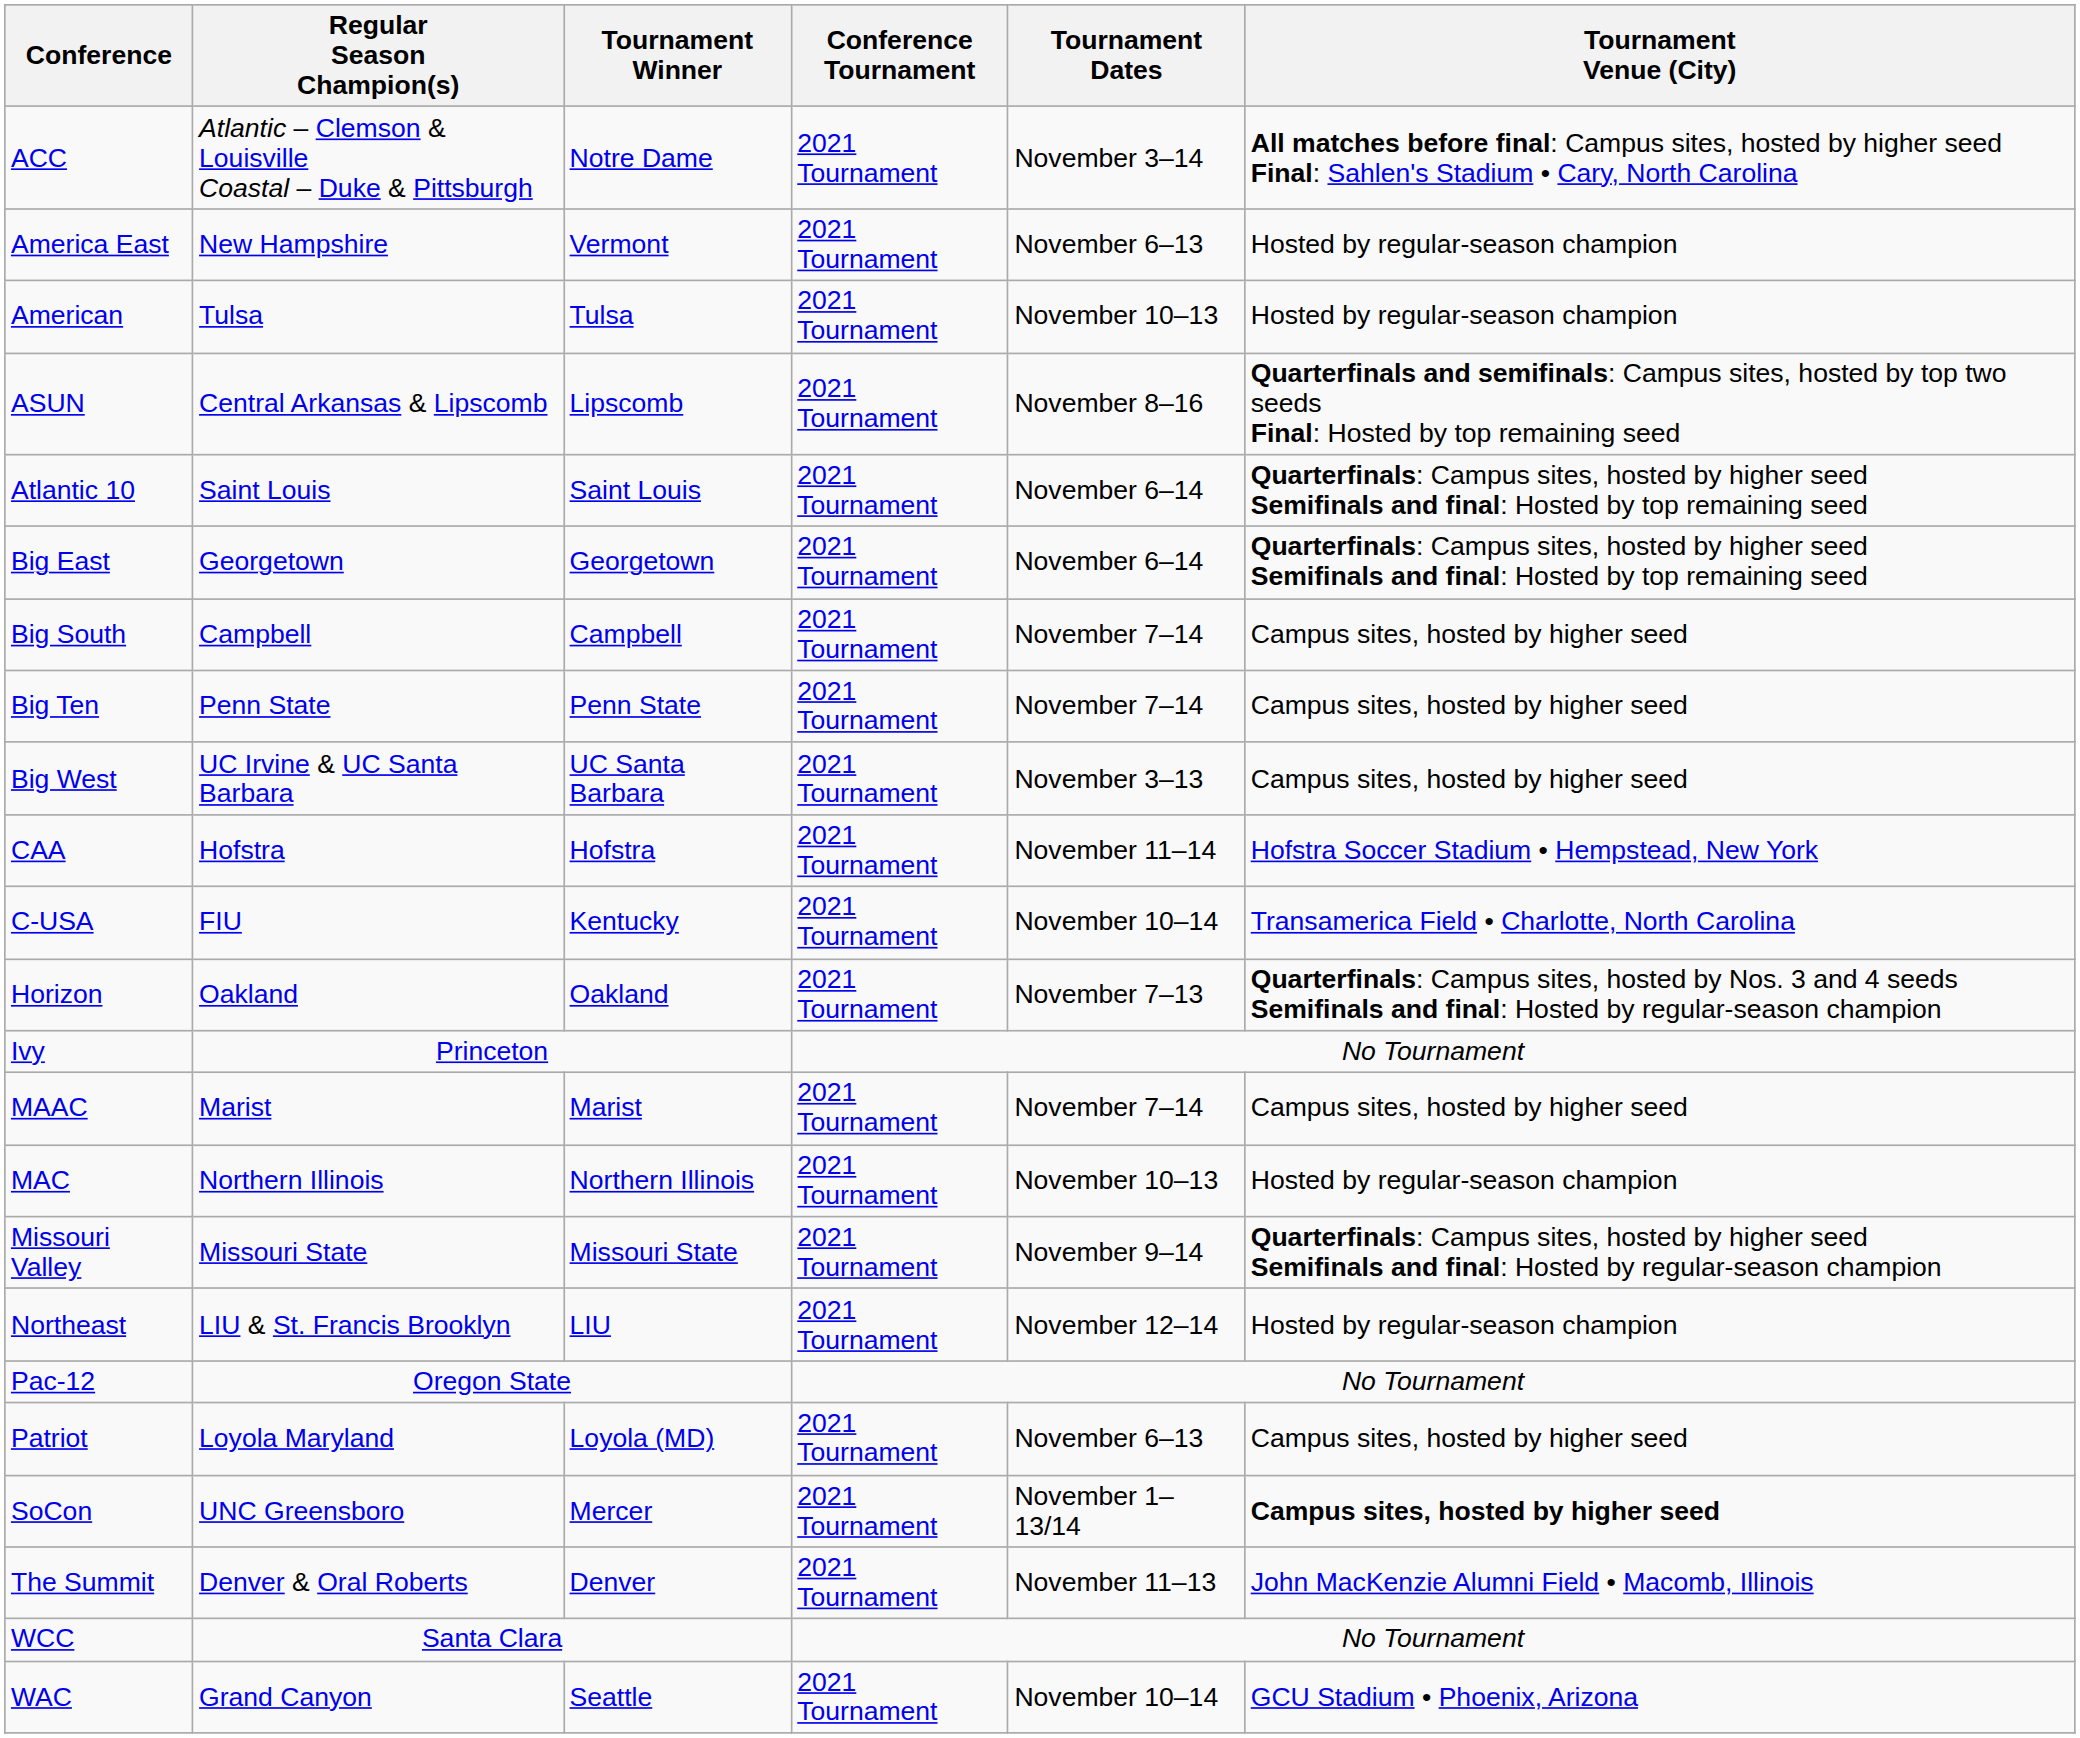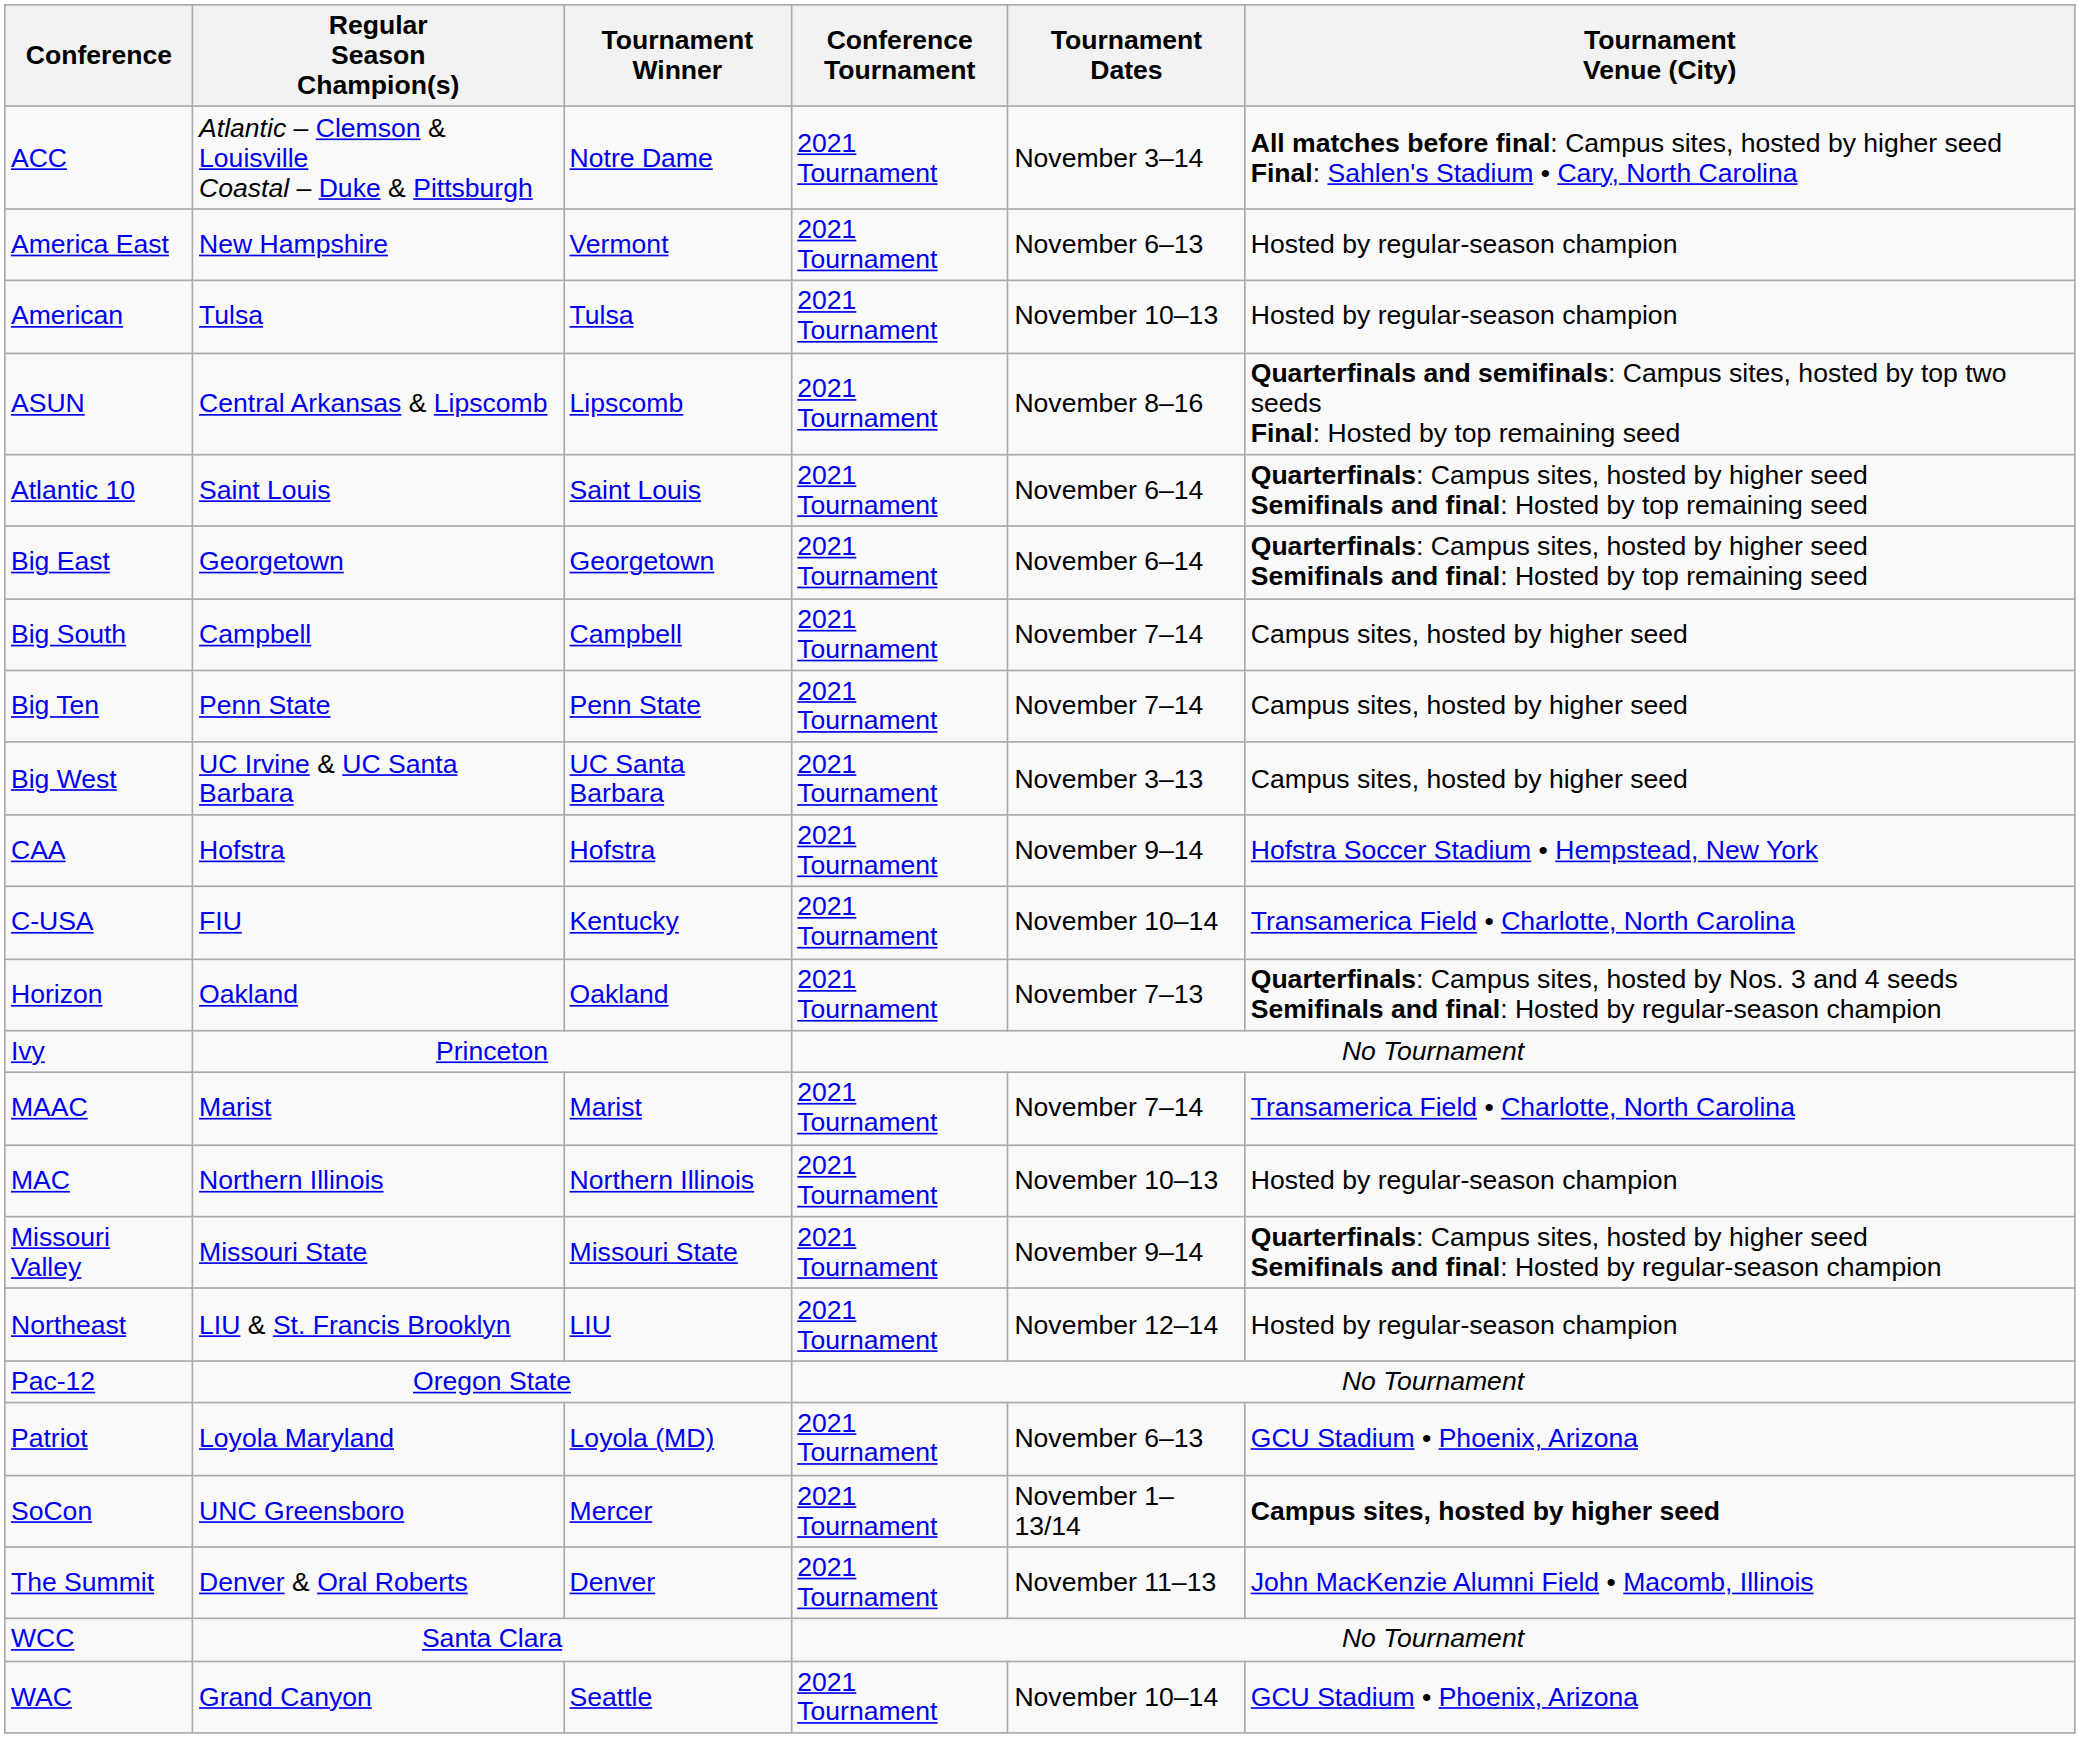(1115, 850) November 11–14 -> (1109, 850) November 9–14
(1469, 1108) Campus sites, hosted by higher seed -> (1523, 1108) Transamerica Field • Charlotte, North Carolina
(1469, 1438) Campus sites, hosted by higher seed -> (1444, 1438) GCU Stadium • Phoenix, Arizona
